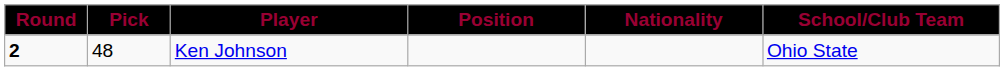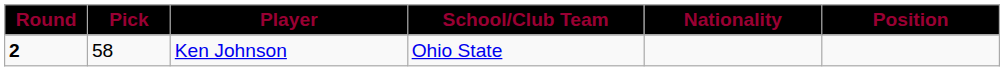columns swapped: (496, 19) <-> (881, 19)
(103, 50) 48 -> (103, 50) 58
